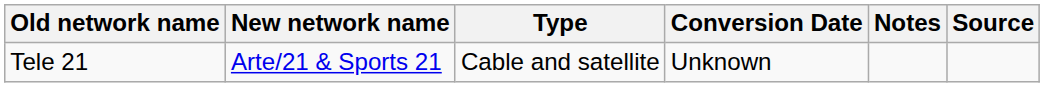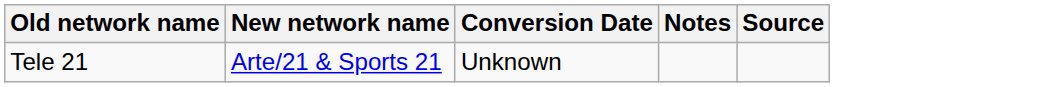- column: (560, 23)
